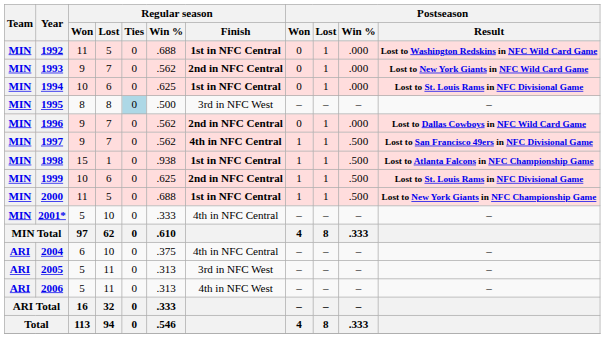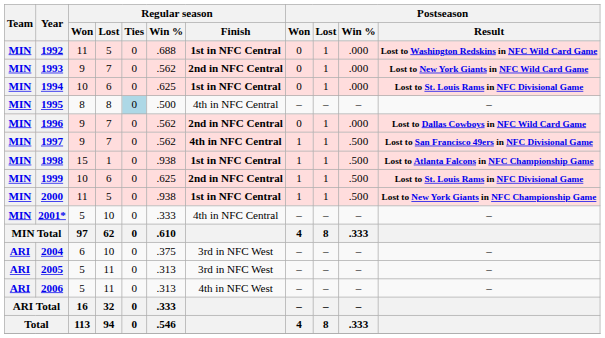(236, 105) 3rd in NFC West -> (236, 105) 4th in NFC Central
(166, 196) .688 -> (166, 196) .938
(236, 251) 4th in NFC Central -> (236, 251) 3rd in NFC West
